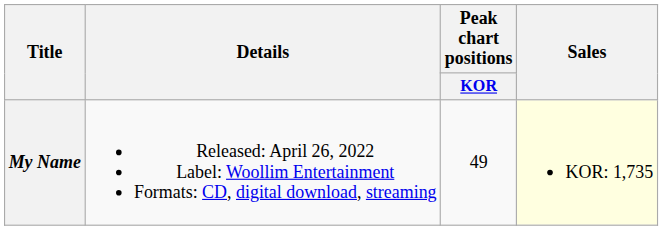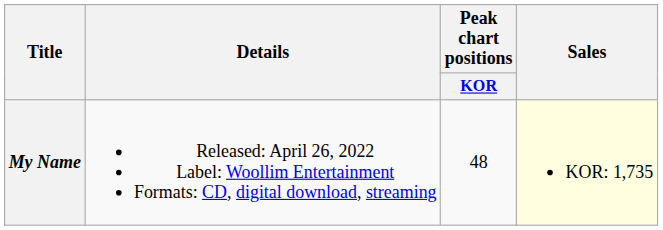(479, 162) 49 -> (479, 162) 48
